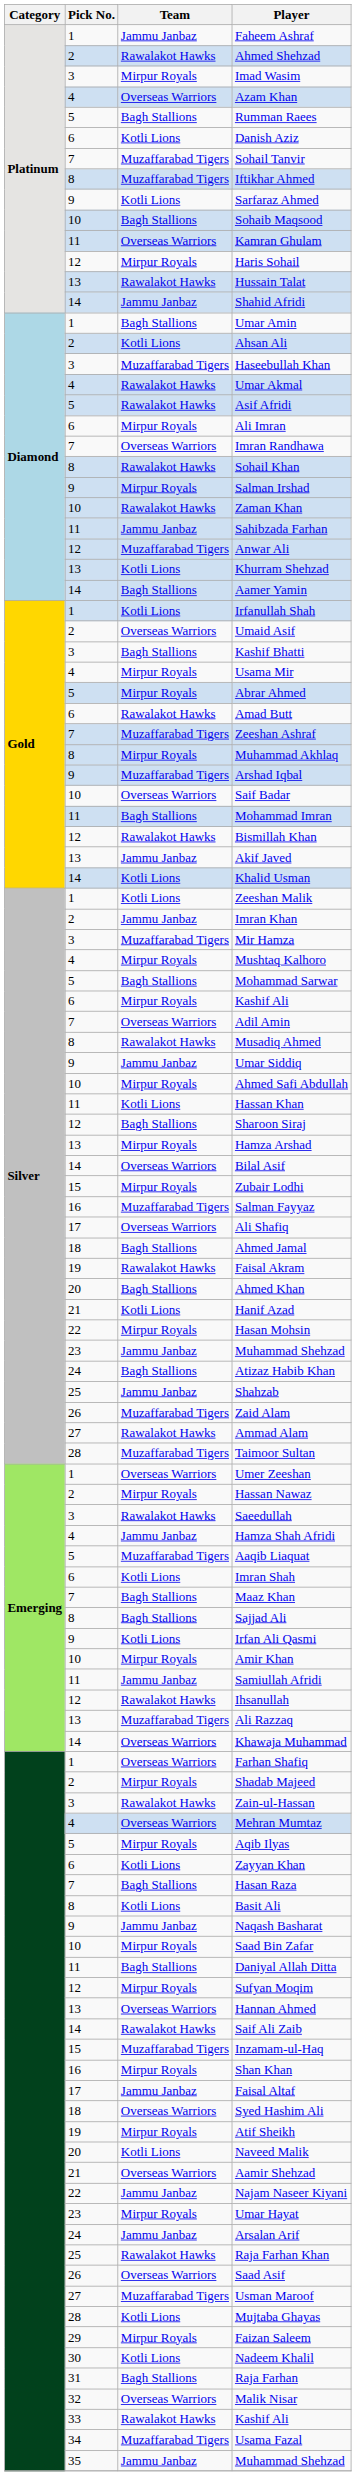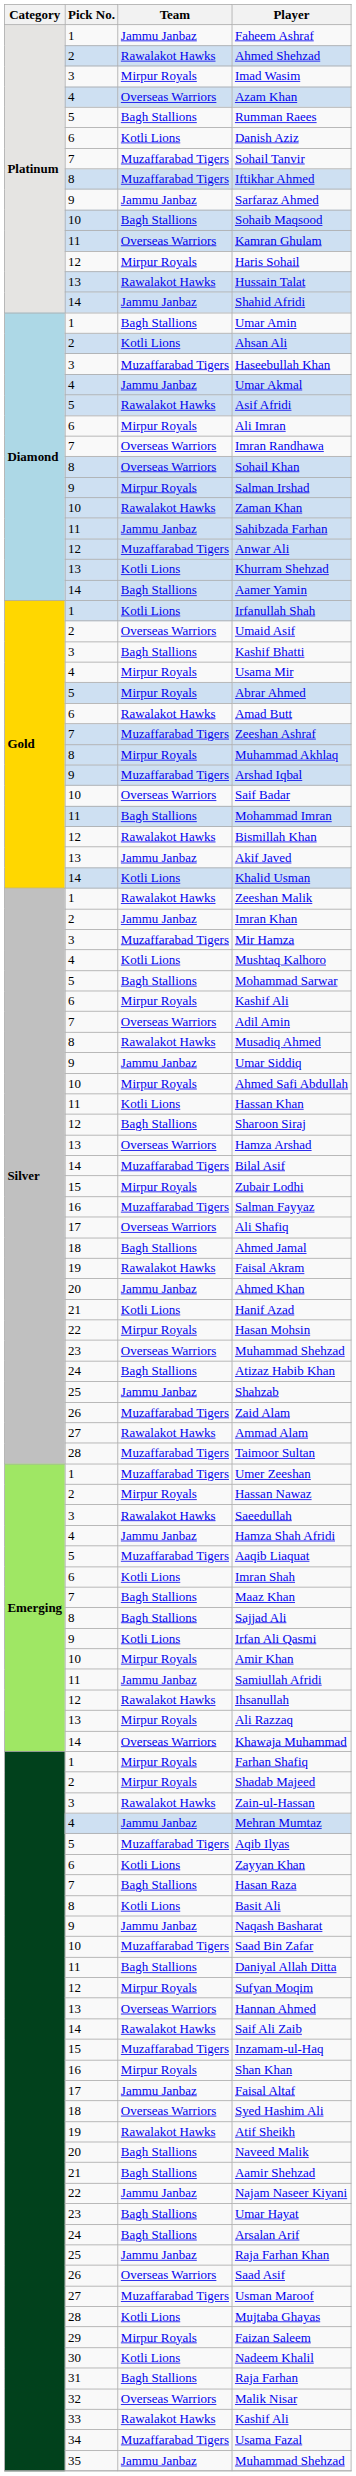(151, 199) Kotli Lions -> (159, 199) Jammu Janbaz
(168, 384) Rawalakot Hawks -> (159, 384) Jammu Janbaz
(168, 466) Rawalakot Hawks -> (169, 466) Overseas Warriors
(151, 898) Kotli Lions -> (168, 898) Rawalakot Hawks
(159, 960) Mirpur Royals -> (151, 960) Kotli Lions
(159, 1145) Mirpur Royals -> (169, 1145) Overseas Warriors
(169, 1165) Overseas Warriors -> (175, 1165) Muzaffarabad Tigers
(159, 1289) Bagh Stallions -> (159, 1289) Jammu Janbaz
(159, 1350) Jammu Janbaz -> (169, 1350) Overseas Warriors
(169, 1474) Overseas Warriors -> (175, 1474) Muzaffarabad Tigers
(175, 1720) Muzaffarabad Tigers -> (159, 1720) Mirpur Royals
(169, 1761) Overseas Warriors -> (159, 1761) Mirpur Royals
(169, 1823) Overseas Warriors -> (159, 1823) Jammu Janbaz
(159, 1844) Mirpur Royals -> (175, 1844) Muzaffarabad Tigers
(159, 1946) Mirpur Royals -> (175, 1946) Muzaffarabad Tigers
(159, 2131) Mirpur Royals -> (168, 2131) Rawalakot Hawks
(151, 2152) Kotli Lions -> (159, 2152) Bagh Stallions
(169, 2172) Overseas Warriors -> (159, 2172) Bagh Stallions
(159, 2214) Mirpur Royals -> (159, 2214) Bagh Stallions
(159, 2234) Jammu Janbaz -> (159, 2234) Bagh Stallions
(168, 2255) Rawalakot Hawks -> (159, 2255) Jammu Janbaz
